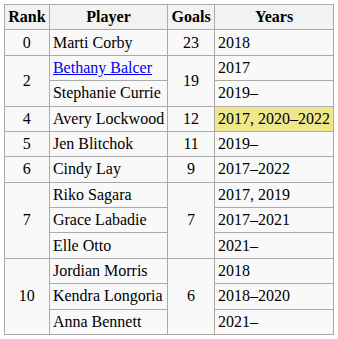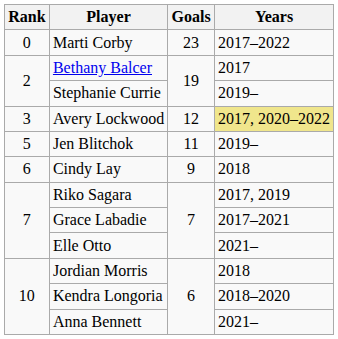(234, 42) 2018 -> (254, 42) 2017–2022
(27, 118) 4 -> (27, 118) 3
(254, 169) 2017–2022 -> (234, 169) 2018
